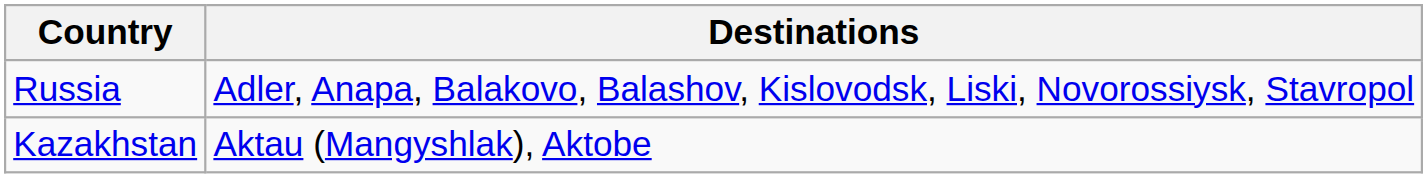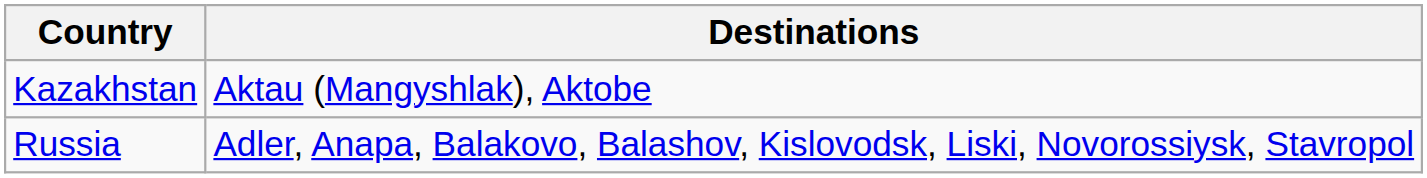rows swapped: (105, 144) <-> (67, 88)
